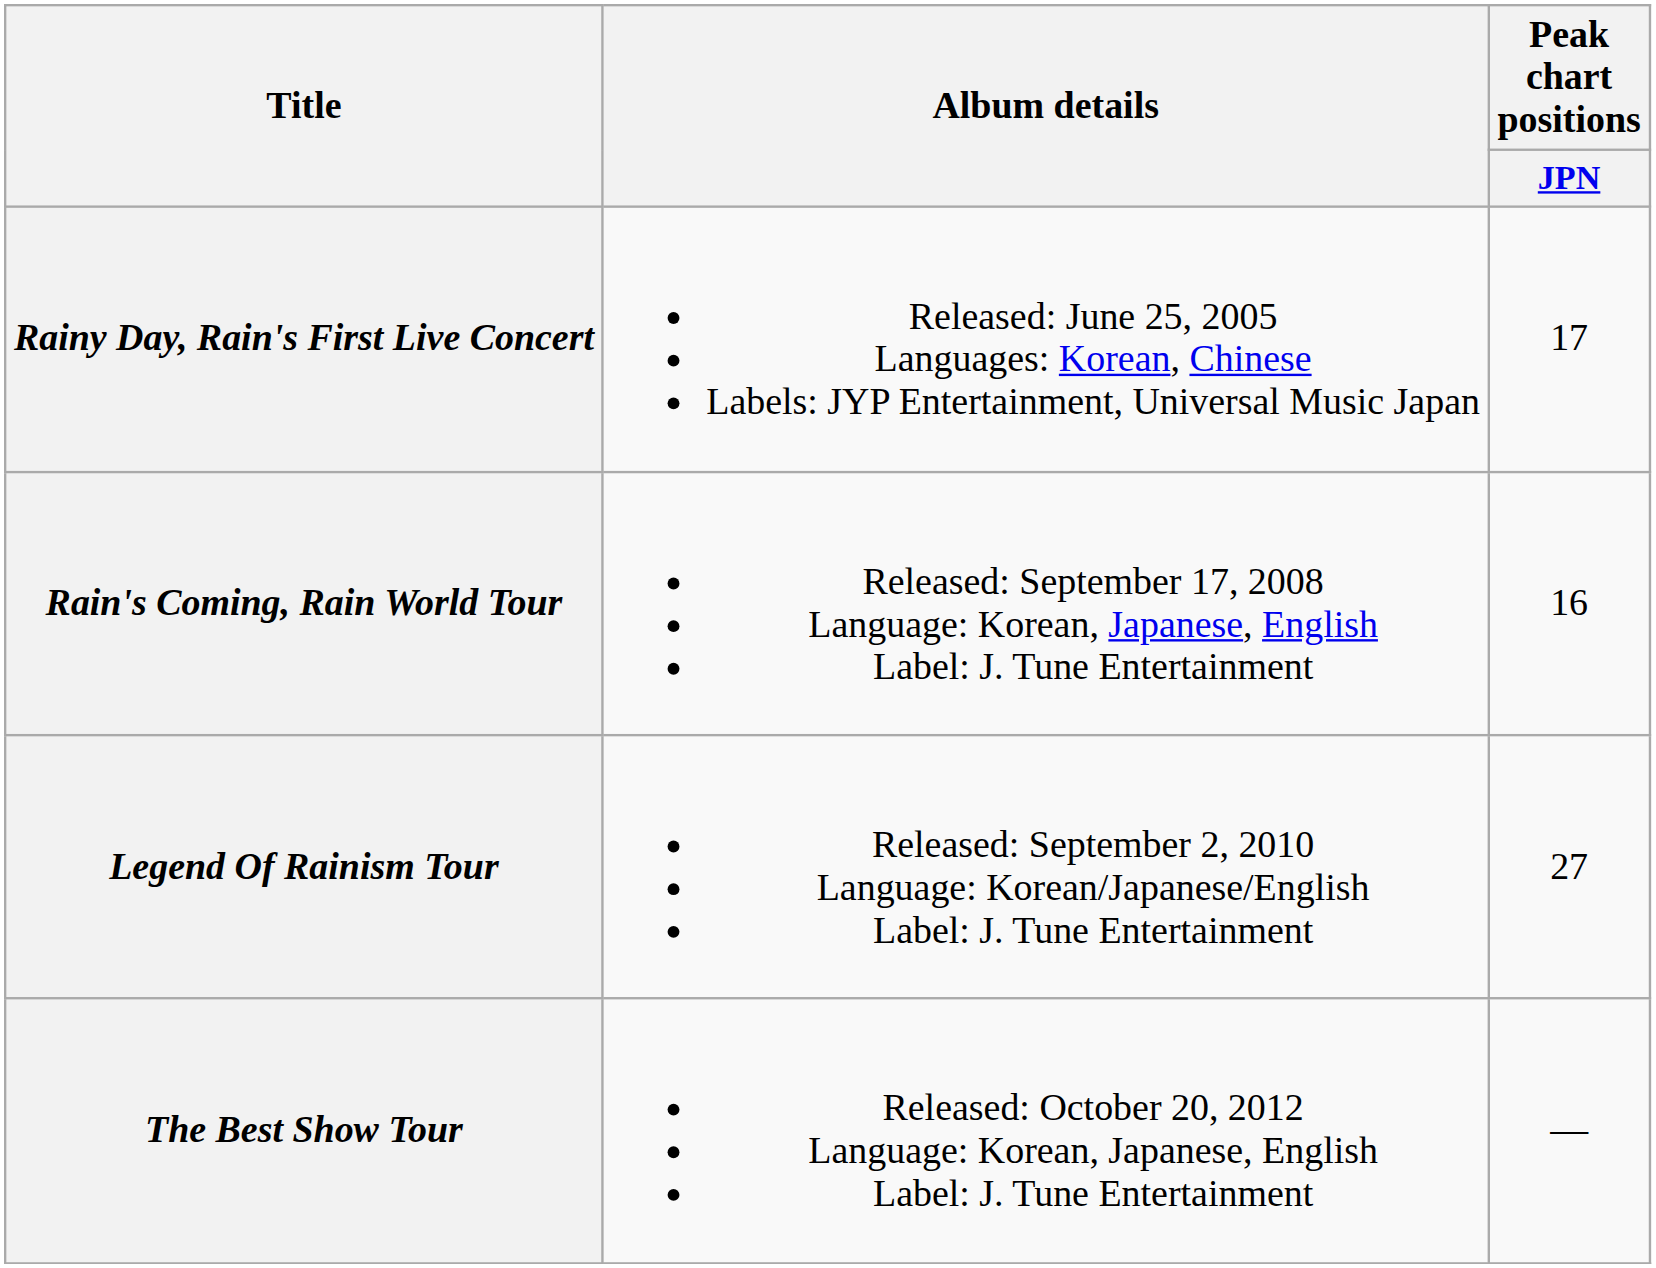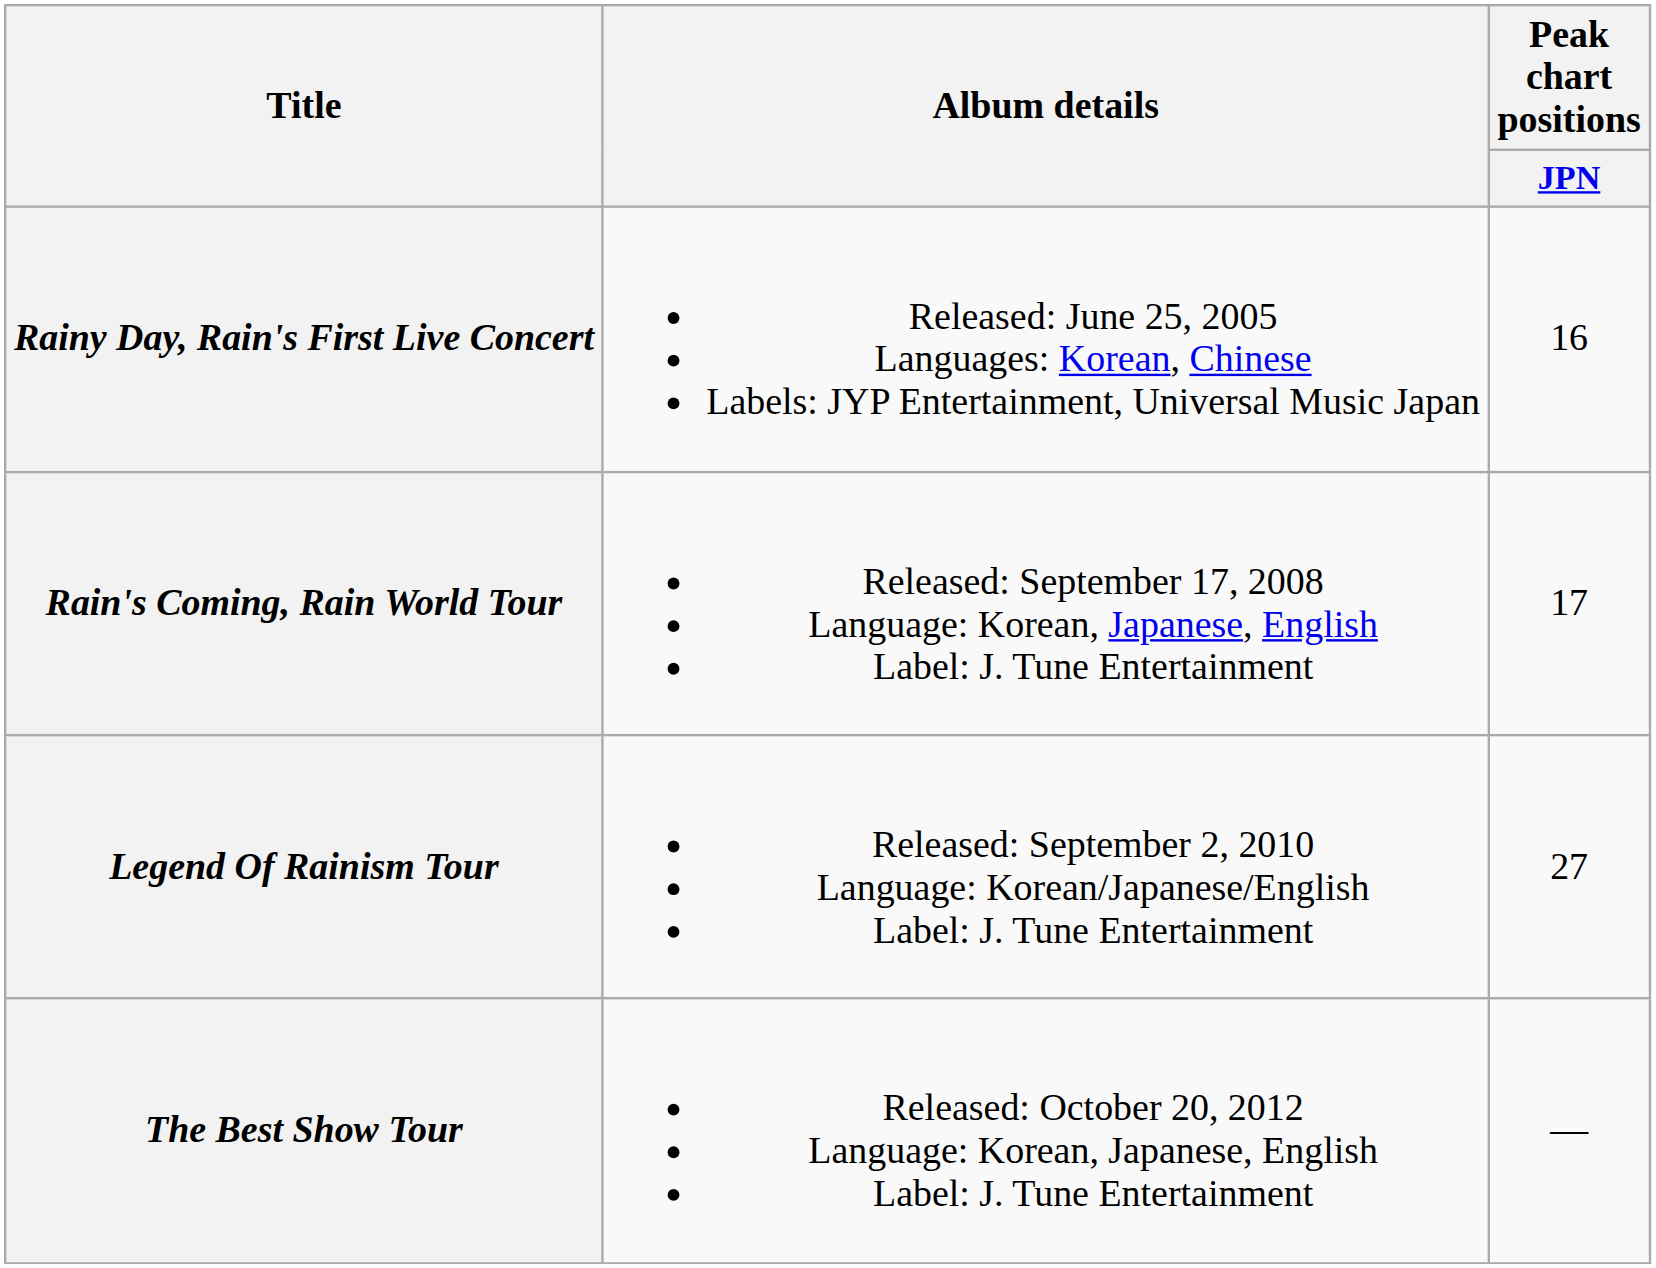(1569, 338) 17 -> (1569, 338) 16
(1569, 602) 16 -> (1569, 602) 17
